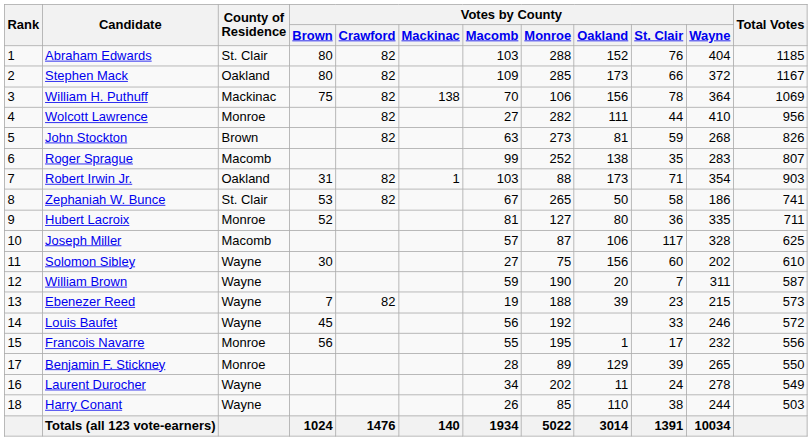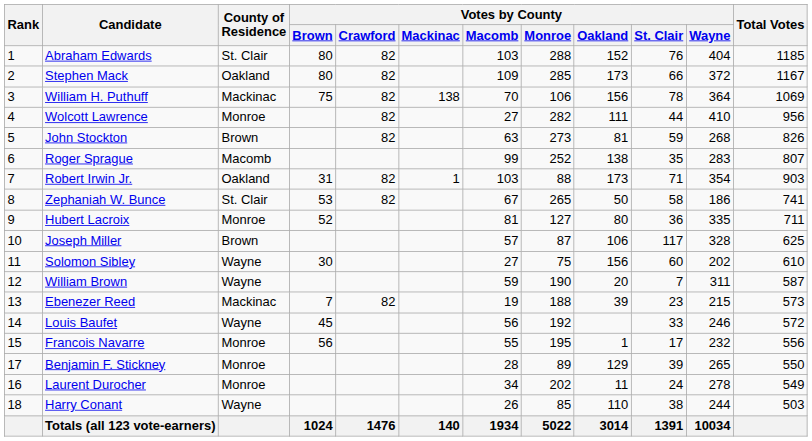(246, 240) Macomb -> (240, 240) Brown
(241, 302) Wayne -> (249, 302) Mackinac
(241, 384) Wayne -> (243, 384) Monroe
